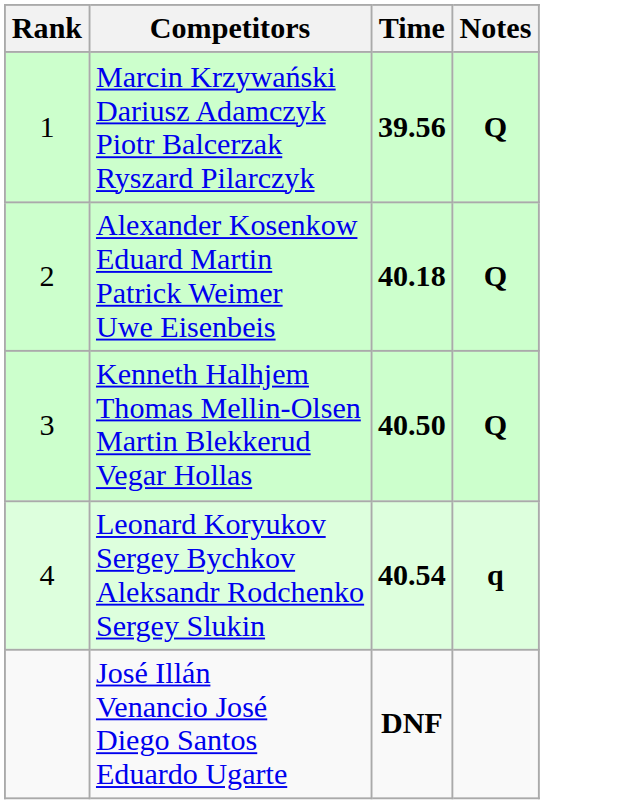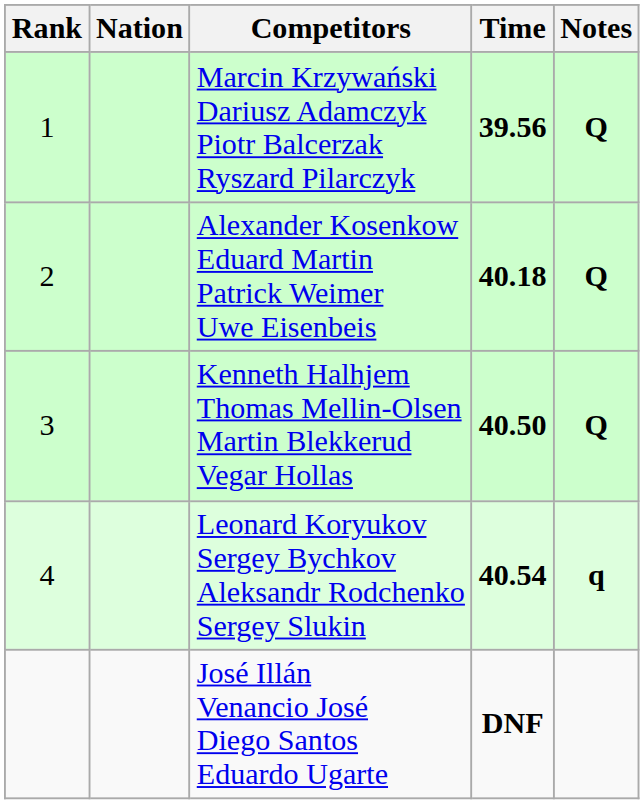+ column: (139, 28)
